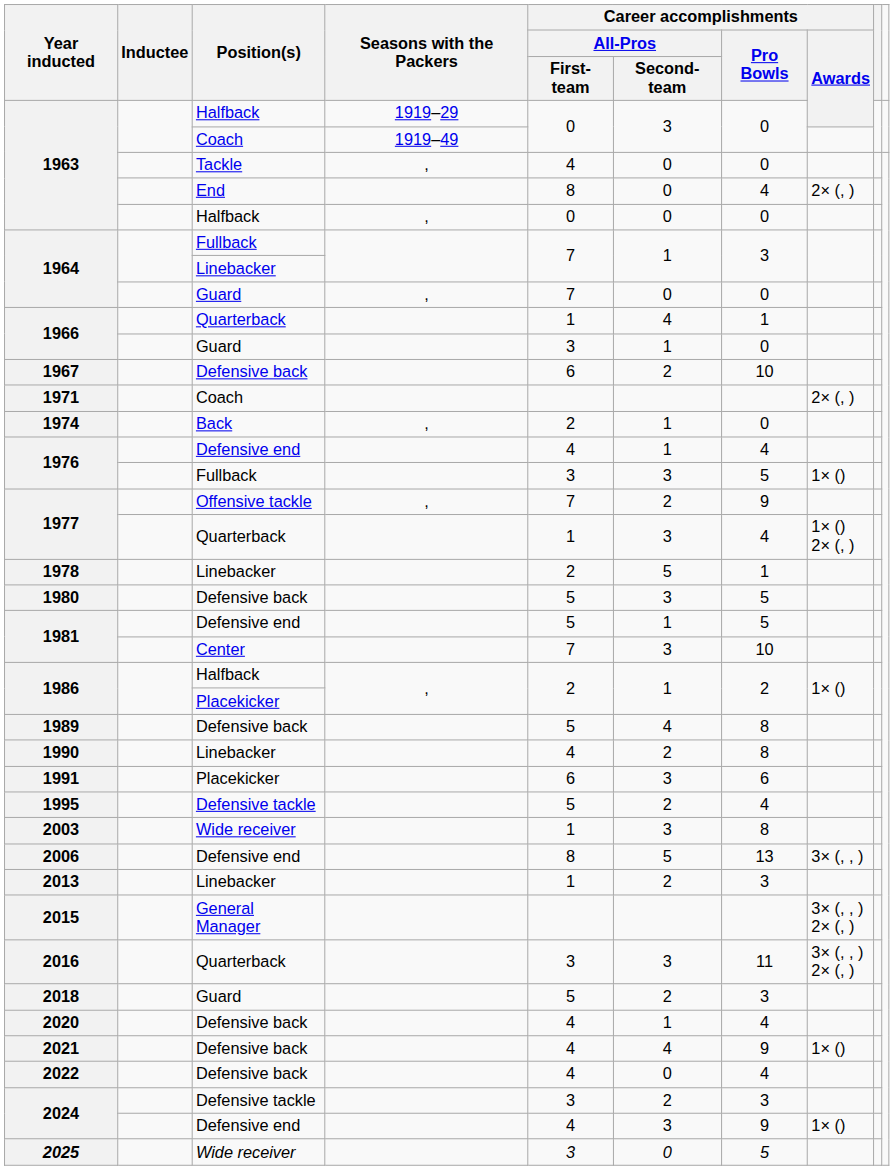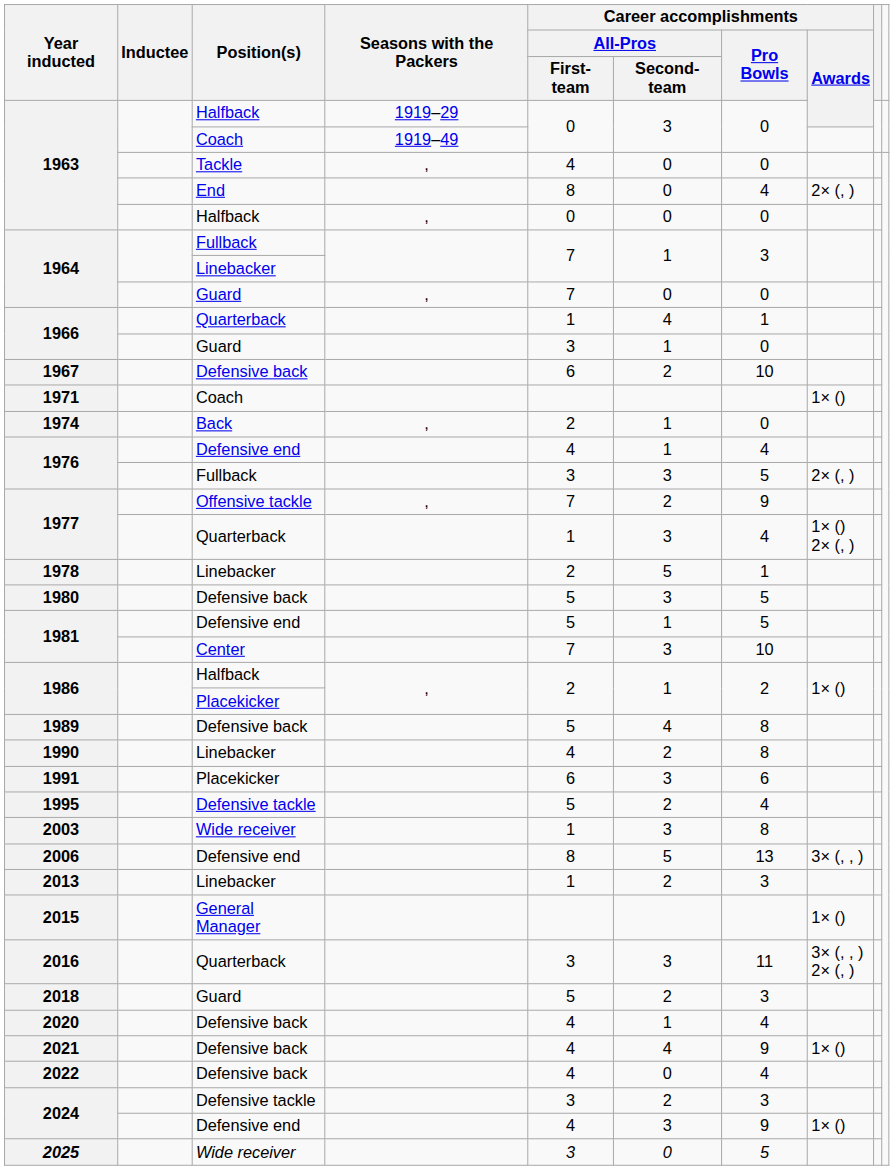(833, 398) 2× (, ) -> (828, 398) 1× ()
(828, 475) 1× () -> (833, 475) 2× (, )
(837, 917) 3× (, , ) 2× (, ) -> (828, 917) 1× ()
